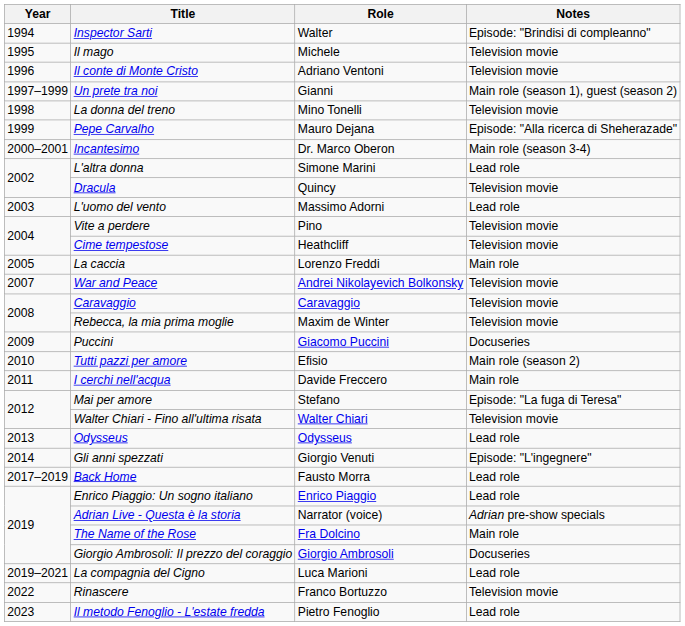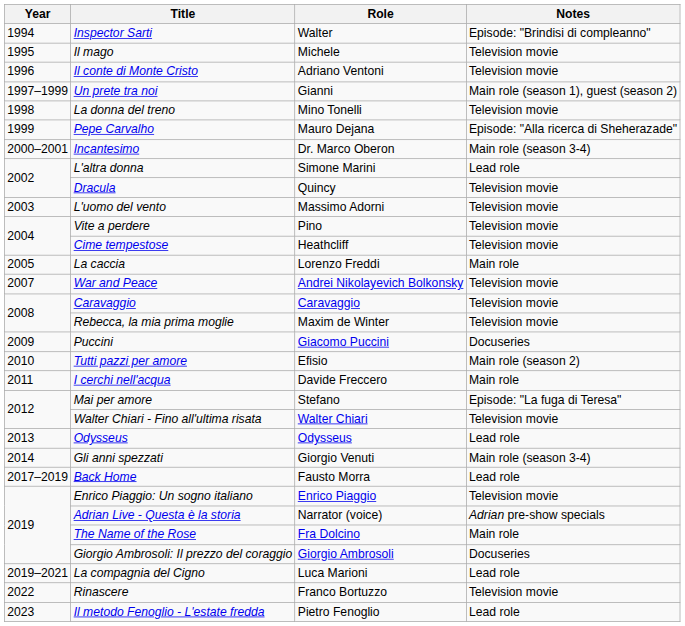(494, 206) Lead role -> (514, 206) Television movie
(530, 457) Episode: "L'ingegnere" -> (530, 457) Main role (season 3-4)
(494, 496) Lead role -> (514, 496) Television movie
